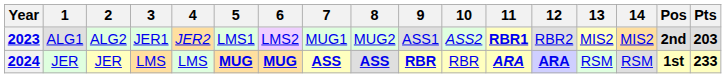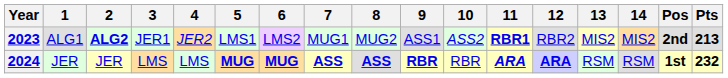(108, 38) normal -> (109, 38) bold
(705, 38) 203 -> (707, 38) 213
(705, 61) 233 -> (707, 61) 232
